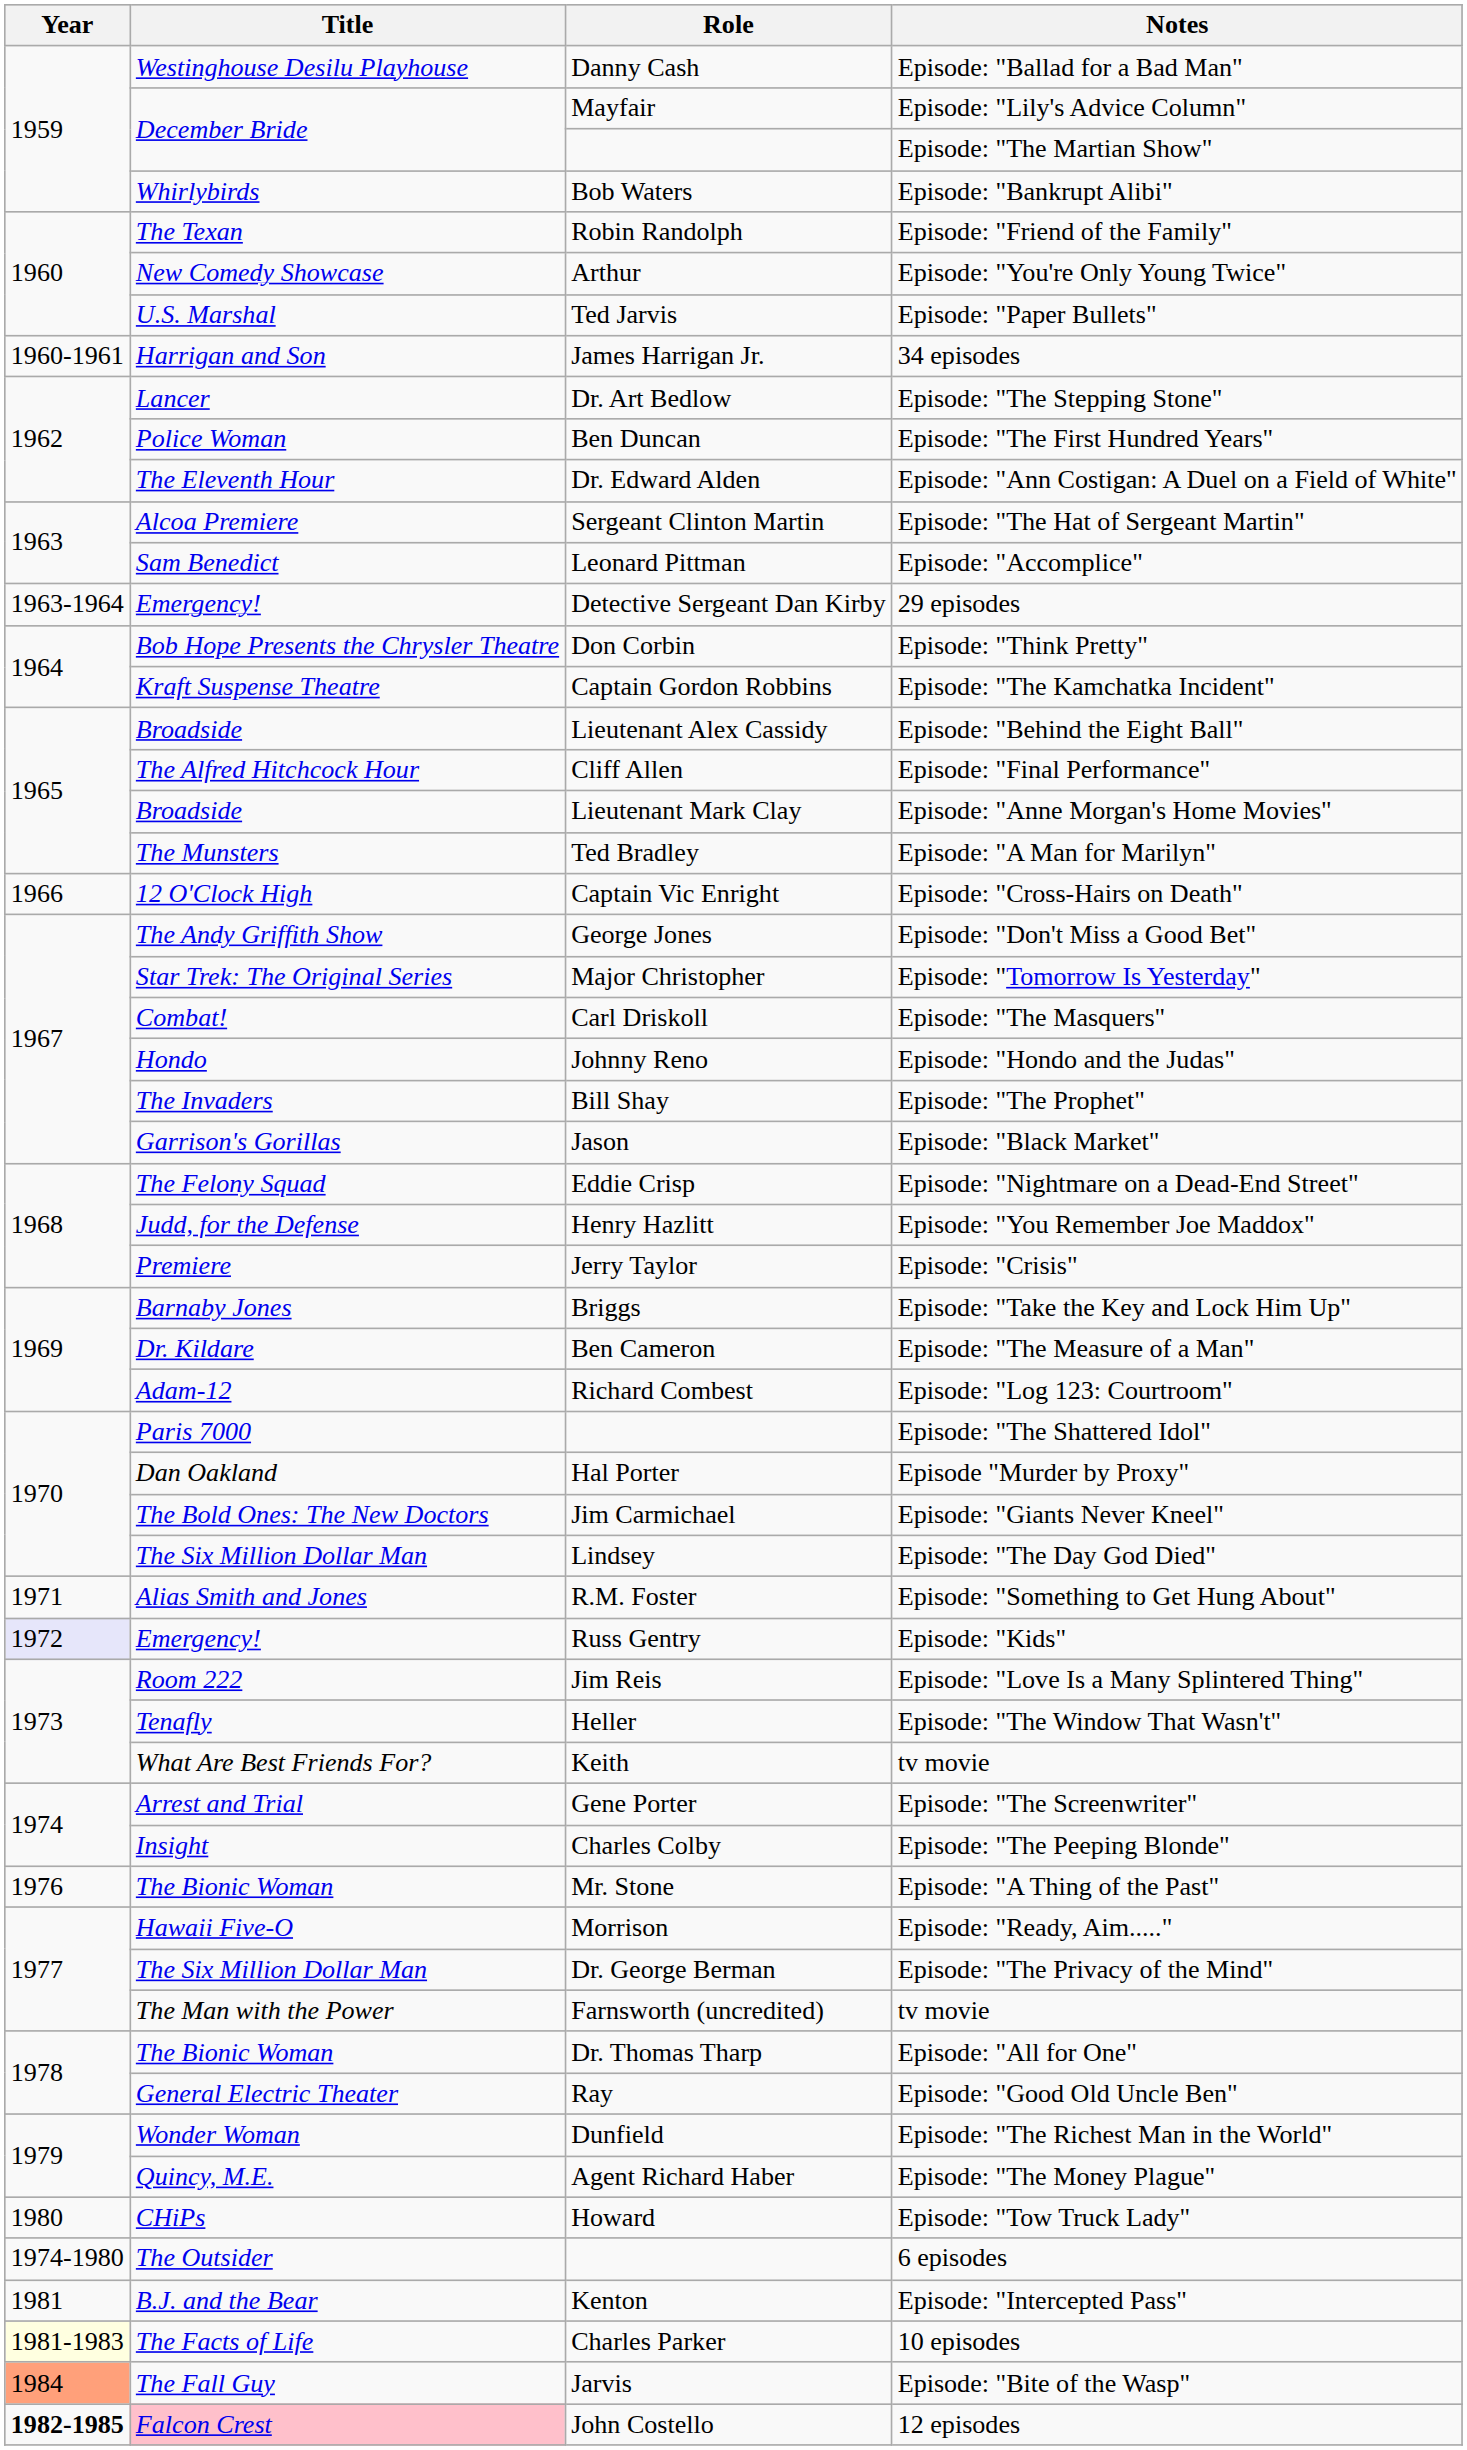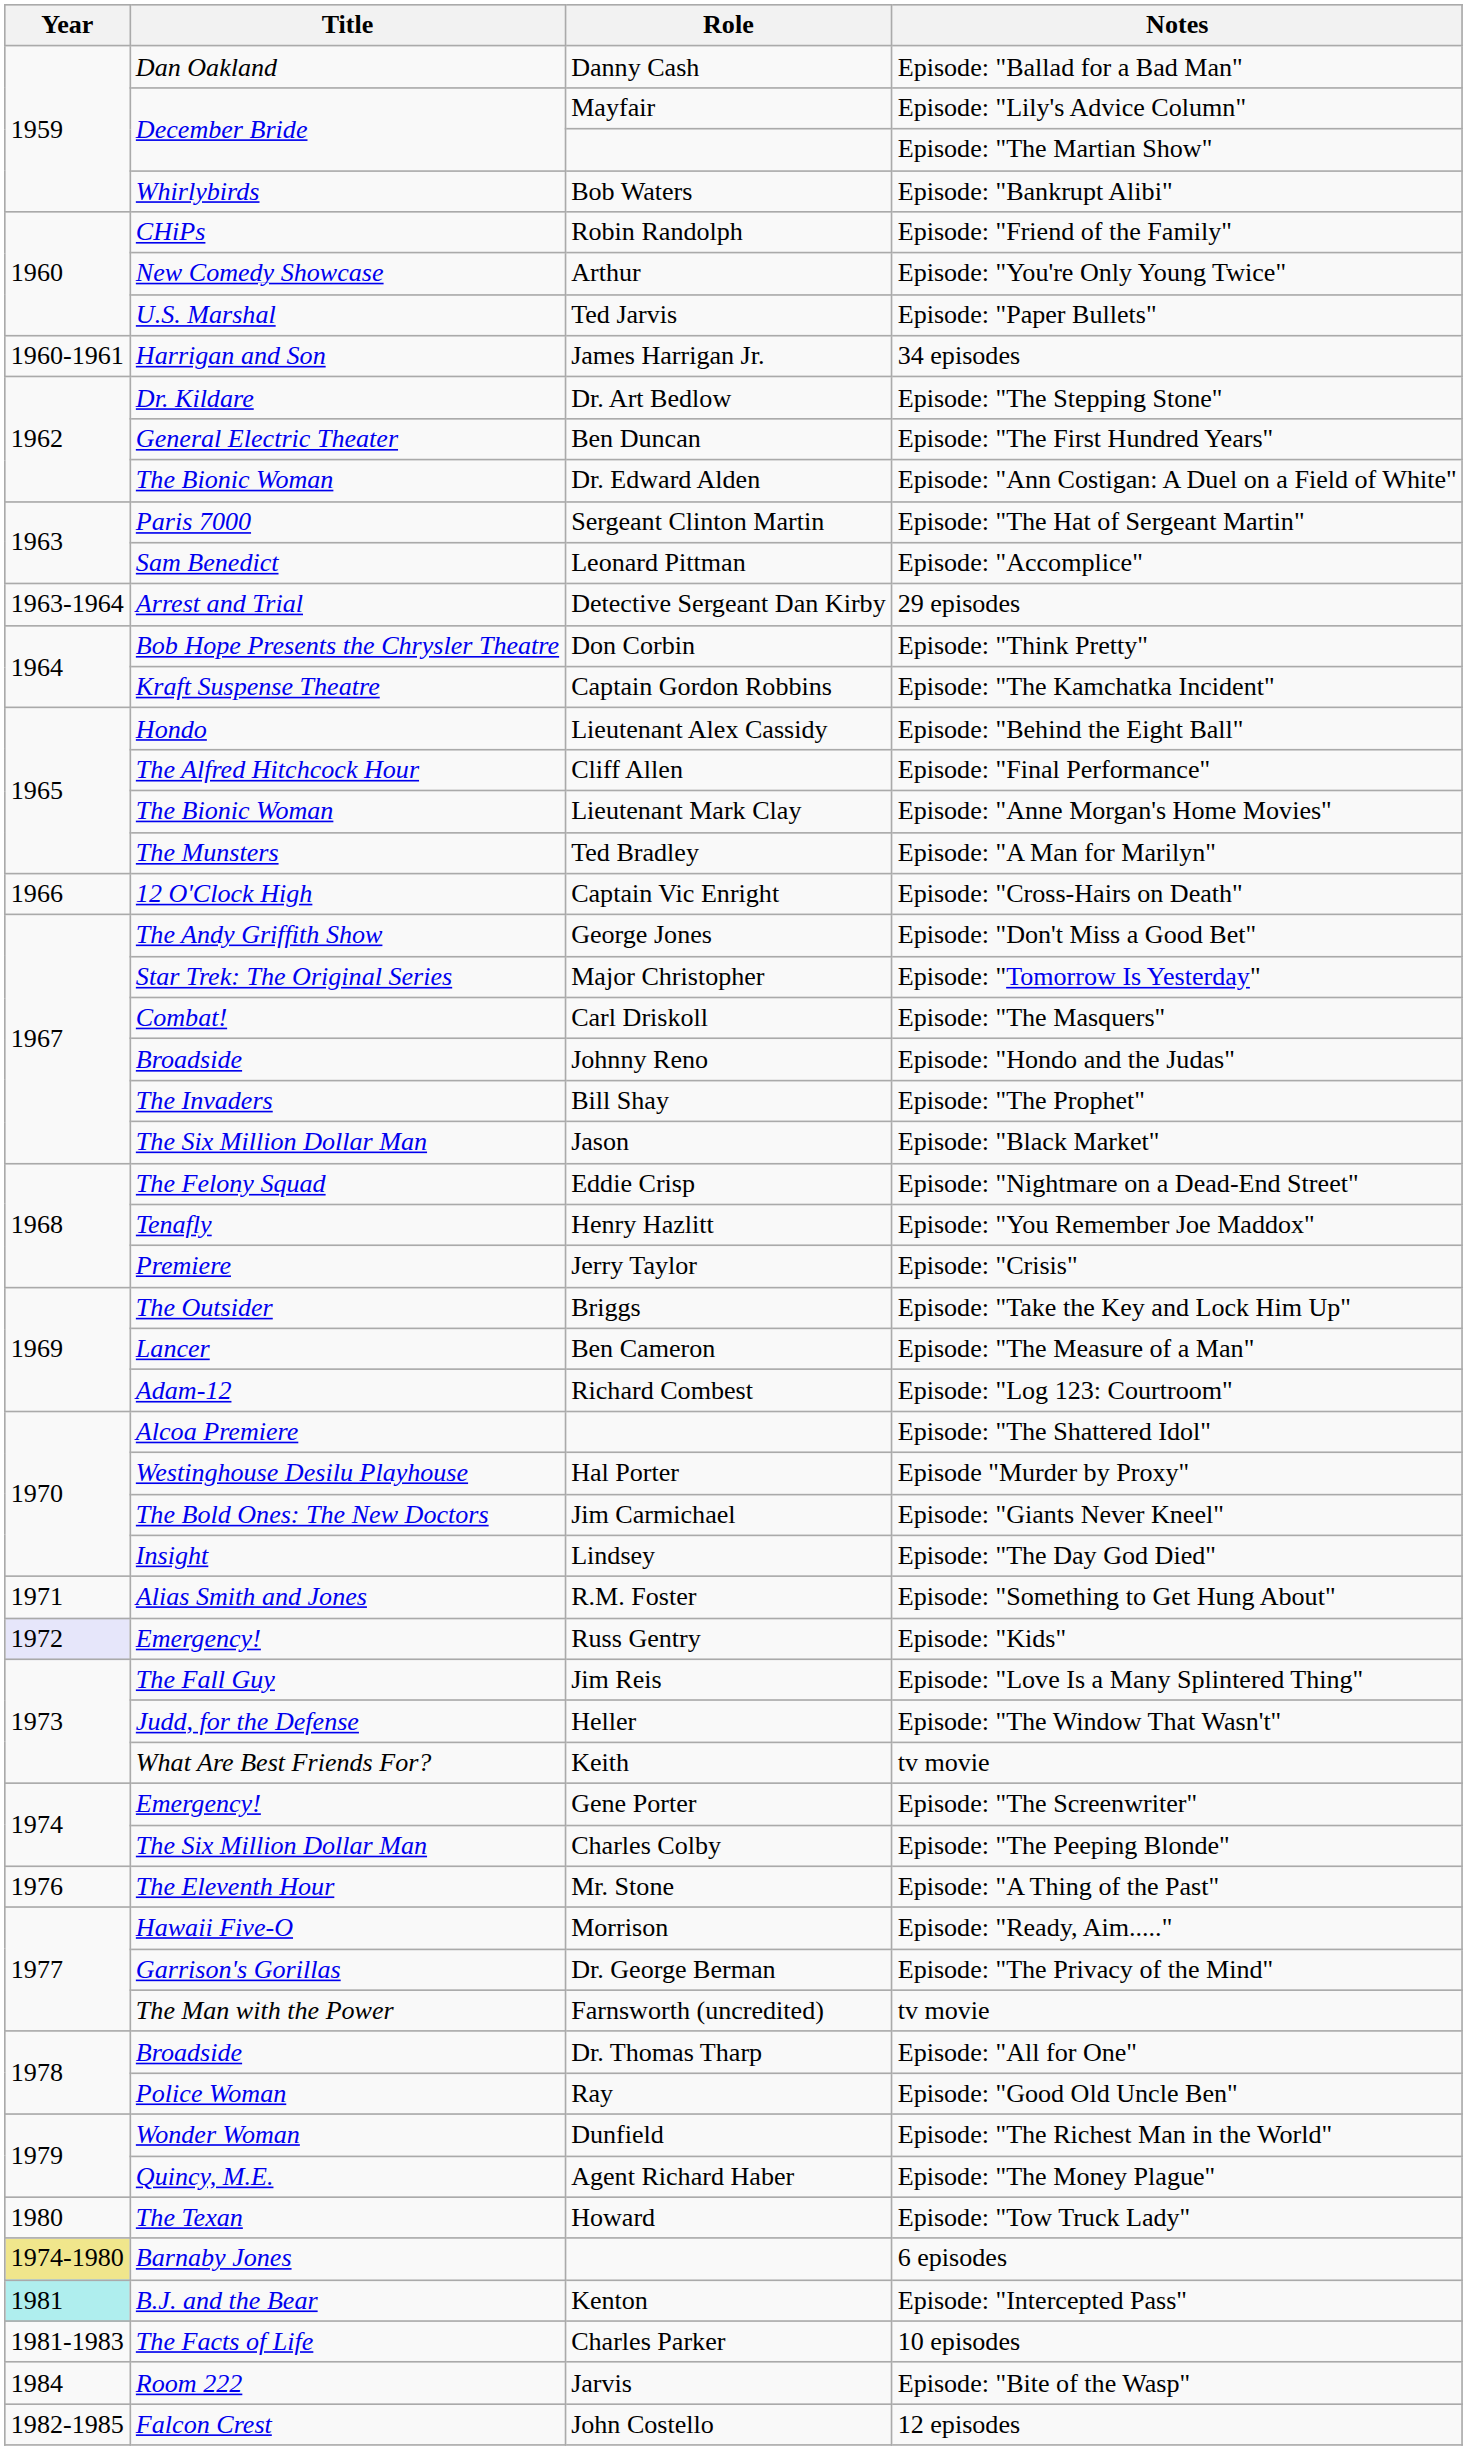(302, 66) Westinghouse Desilu Playhouse -> (206, 66) Dan Oakland
(189, 231) The Texan -> (171, 231) CHiPs
(173, 397) Lancer -> (195, 397) Dr. Kildare
(211, 438) Police Woman -> (267, 438) General Electric Theater
(235, 480) The Eleventh Hour -> (235, 480) The Bionic Woman
(217, 521) Alcoa Premiere -> (193, 521) Paris 7000
(198, 604) Emergency! -> (219, 604) Arrest and Trial
(189, 728) Broadside -> (171, 728) Hondo
(189, 811) Broadside -> (235, 811) The Bionic Woman
(171, 1059) Hondo -> (189, 1059) Broadside
(238, 1141) Garrison's Gorillas -> (281, 1141) The Six Million Dollar Man
(247, 1224) Judd, for the Defense -> (174, 1224) Tenafly
(214, 1307) Barnaby Jones -> (204, 1307) The Outsider
(195, 1348) Dr. Kildare -> (173, 1348) Lancer
(193, 1431) Paris 7000 -> (217, 1431) Alcoa Premiere
(206, 1472) Dan Oakland -> (302, 1472) Westinghouse Desilu Playhouse
(281, 1555) The Six Million Dollar Man -> (172, 1555) Insight
(189, 1679) Room 222 -> (205, 1679) The Fall Guy
(174, 1720) Tenafly -> (247, 1720) Judd, for the Defense
(219, 1803) Arrest and Trial -> (198, 1803) Emergency!
(172, 1845) Insight -> (281, 1845) The Six Million Dollar Man
(235, 1886) The Bionic Woman -> (235, 1886) The Eleventh Hour
(281, 1969) The Six Million Dollar Man -> (238, 1969) Garrison's Gorillas
(235, 2051) The Bionic Woman -> (189, 2051) Broadside
(267, 2093) General Electric Theater -> (211, 2093) Police Woman
(171, 2217) CHiPs -> (189, 2217) The Texan
(67, 2258) no background -> (67, 2258) khaki background
(204, 2258) The Outsider -> (214, 2258) Barnaby Jones
(37, 2300) no background -> (37, 2300) paleturquoise background
(67, 2341) lightyellow background -> (67, 2341) no background
(37, 2382) lightsalmon background -> (37, 2382) no background
(205, 2382) The Fall Guy -> (189, 2382) Room 222
(67, 2424) bold -> (67, 2424) normal
(204, 2424) pink background -> (204, 2424) no background
